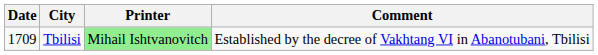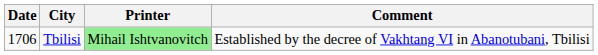(22, 38) 1709 -> (22, 38) 1706
